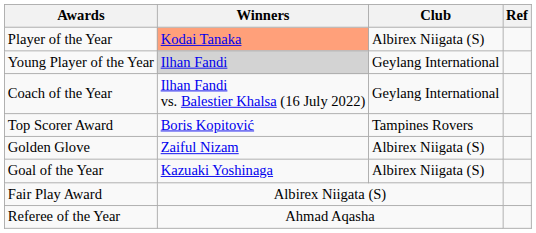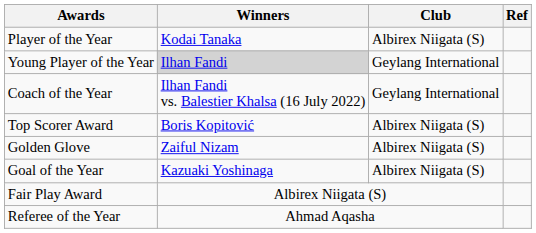(201, 39) lightsalmon background -> (201, 39) no background
(423, 124) Tampines Rovers -> (428, 124) Albirex Niigata (S)
